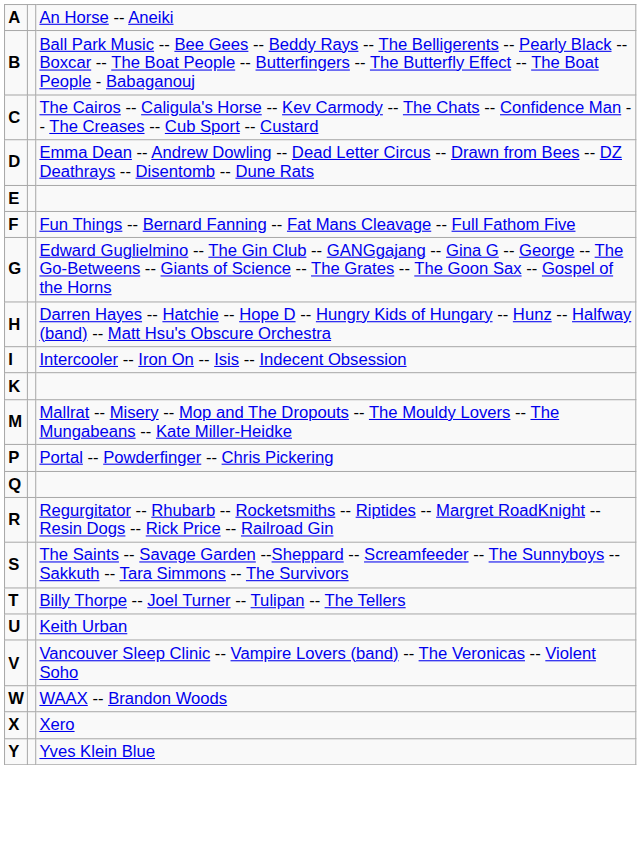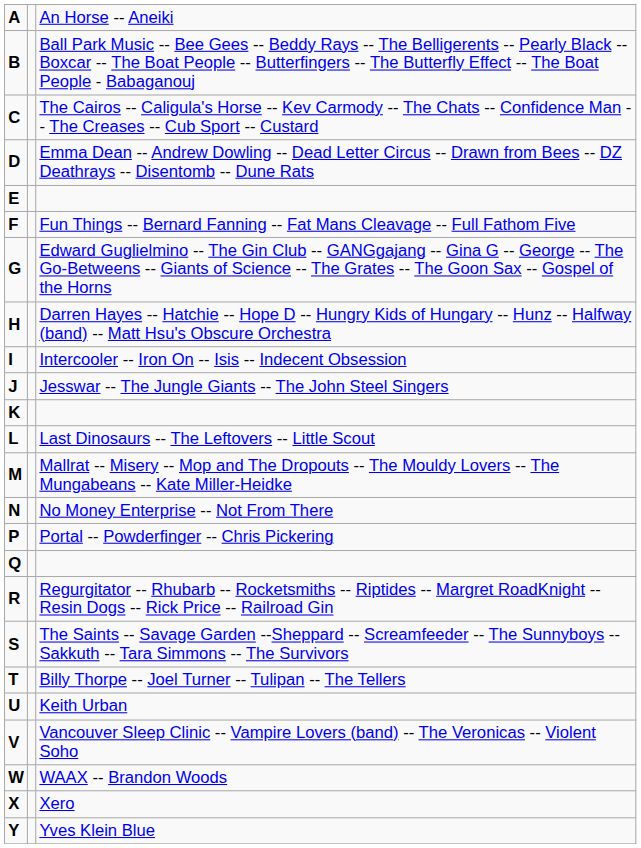+ row: (13, 386)
+ row: (13, 439)
+ row: (14, 510)
